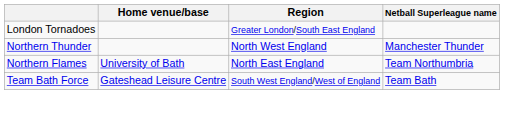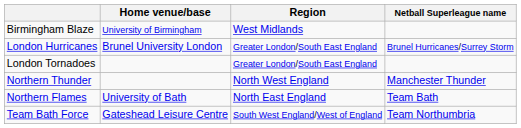+ row: (50, 30)
+ row: (52, 47)
(429, 64) Team Northumbria -> (413, 98) Team Bath
(411, 81) Team Bath -> (431, 115) Team Northumbria
